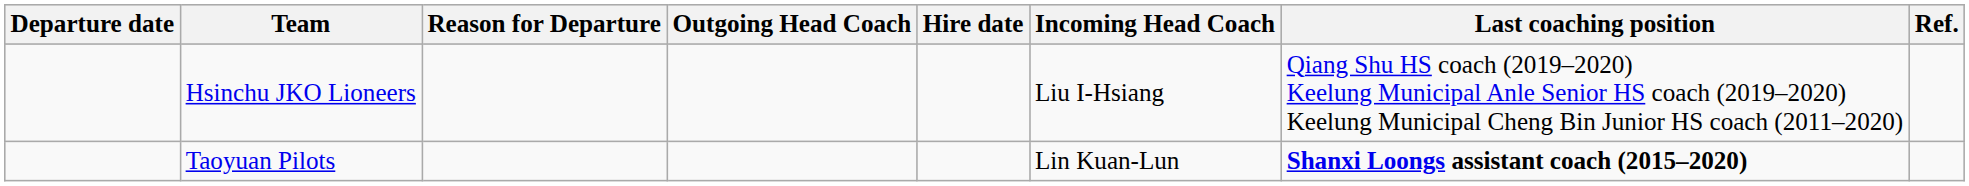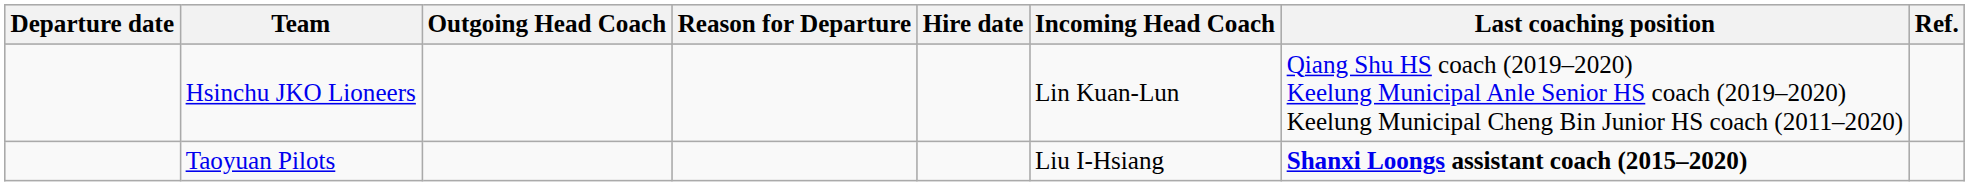columns swapped: (792, 24) <-> (544, 24)
(1100, 92) Liu I-Hsiang -> (1107, 92) Lin Kuan-Lun
(1107, 160) Lin Kuan-Lun -> (1100, 160) Liu I-Hsiang
